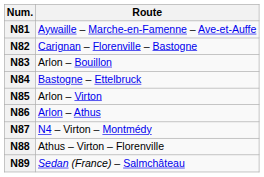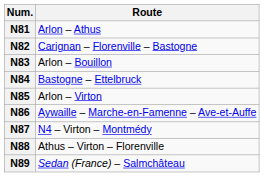(147, 29) Aywaille – Marche-en-Famenne – Ave-et-Auffe -> (69, 29) Arlon – Athus
(69, 113) Arlon – Athus -> (147, 113) Aywaille – Marche-en-Famenne – Ave-et-Auffe
